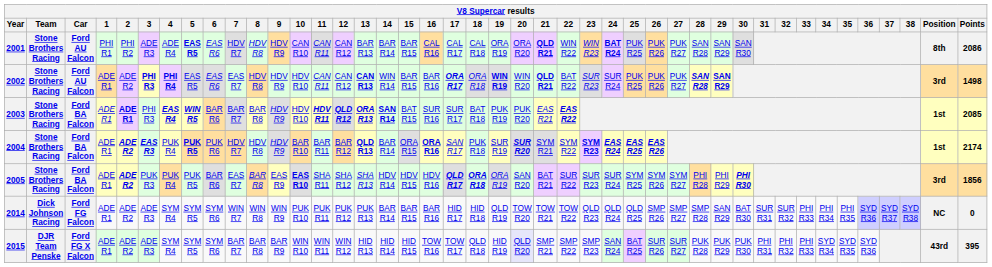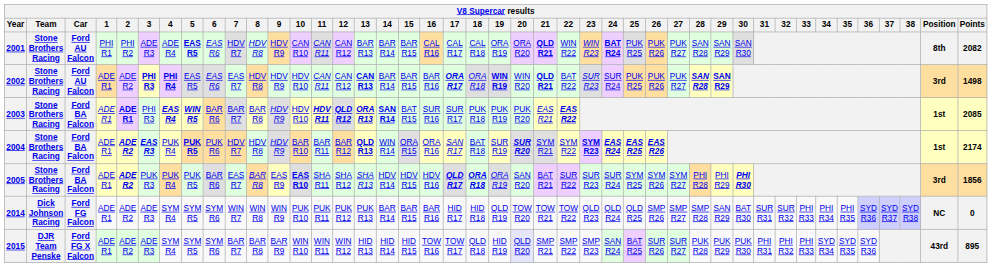(972, 48) 2086 -> (972, 48) 2082
(387, 81) WIN R14 -> (387, 81) BAR R14
(477, 114) BAT R18 -> (477, 114) PUK R18
(387, 147) BAR R14 -> (387, 147) WIN R14
(432, 147) bold -> (432, 147) normal
(477, 147) PUK R18 -> (477, 147) BAT R18
(972, 246) 395 -> (972, 246) 895
